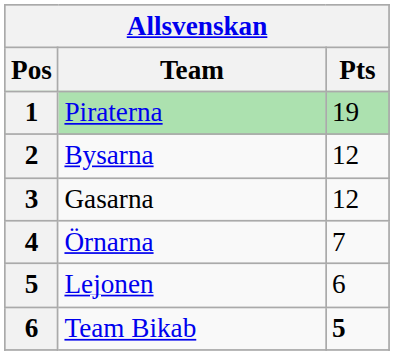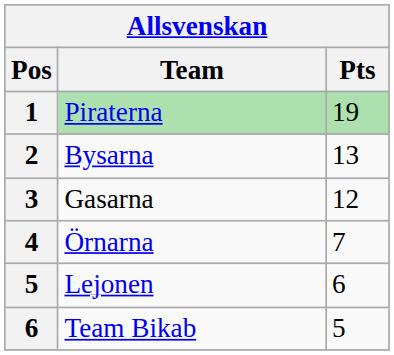(346, 155) 12 -> (346, 155) 13
(339, 328) bold -> (339, 328) normal
